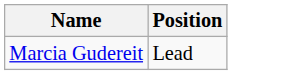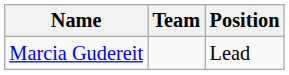+ column: (176, 20)
